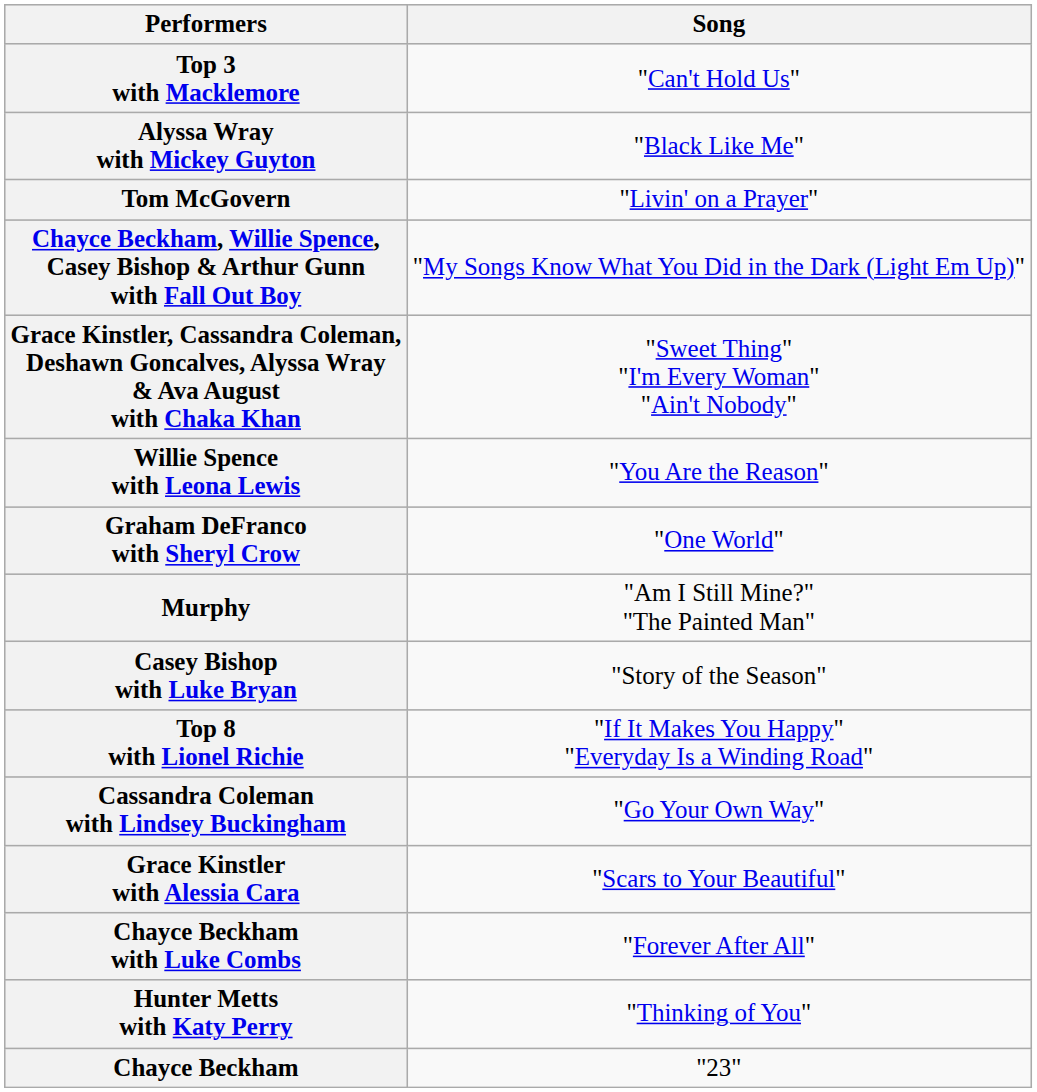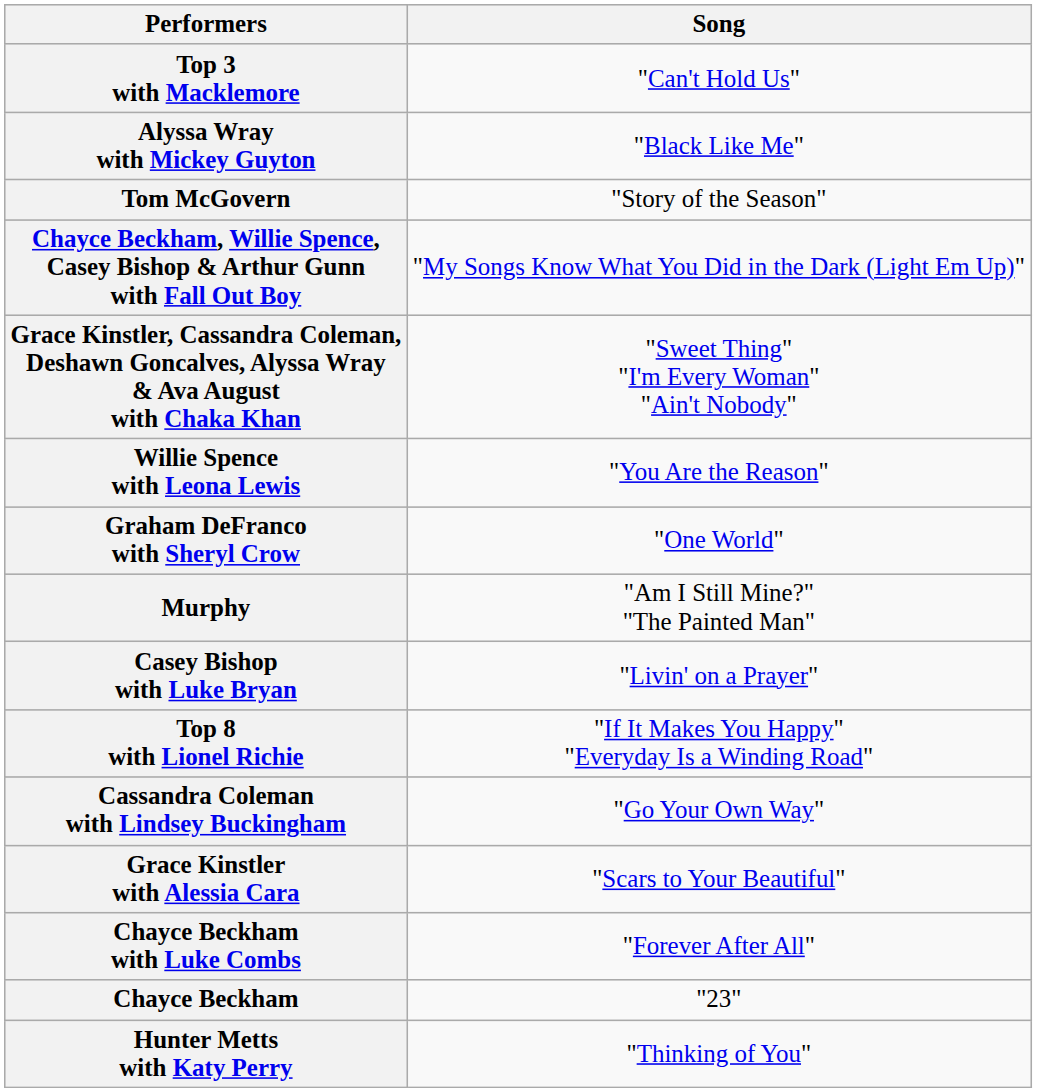(719, 199) "Livin' on a Prayer" -> (719, 199) "Story of the Season"
(719, 675) "Story of the Season" -> (719, 675) "Livin' on a Prayer"
rows swapped: (206, 1013) <-> (206, 1067)
